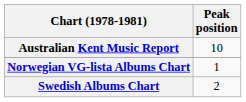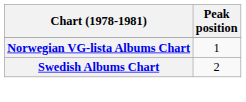- row: (99, 47)
